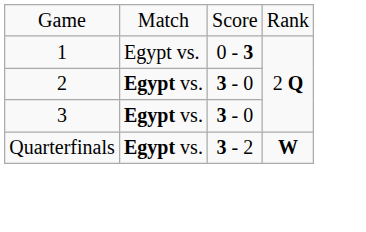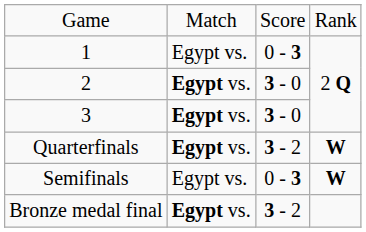+ row: (86, 178)
+ row: (86, 210)
